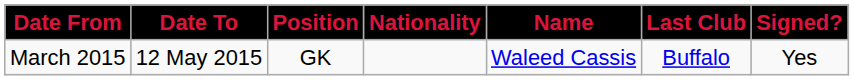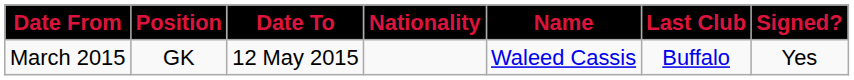columns swapped: (199, 22) <-> (316, 22)
